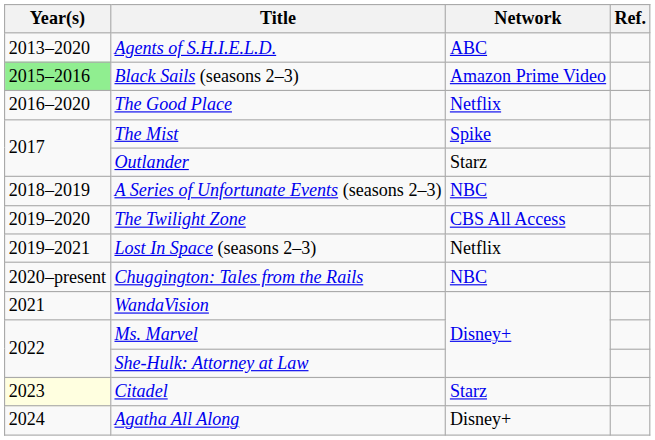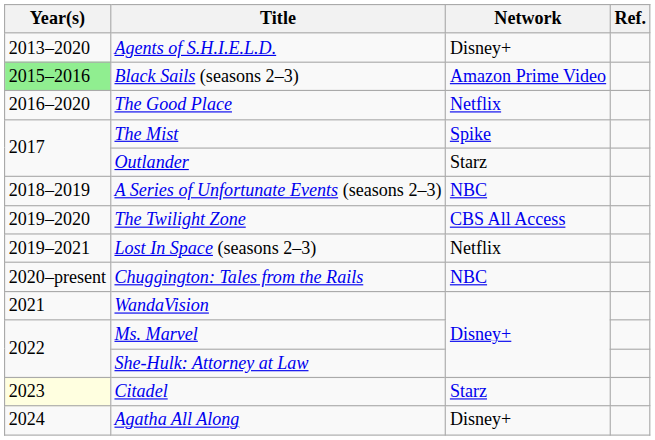(468, 47) ABC -> (481, 47) Disney+
